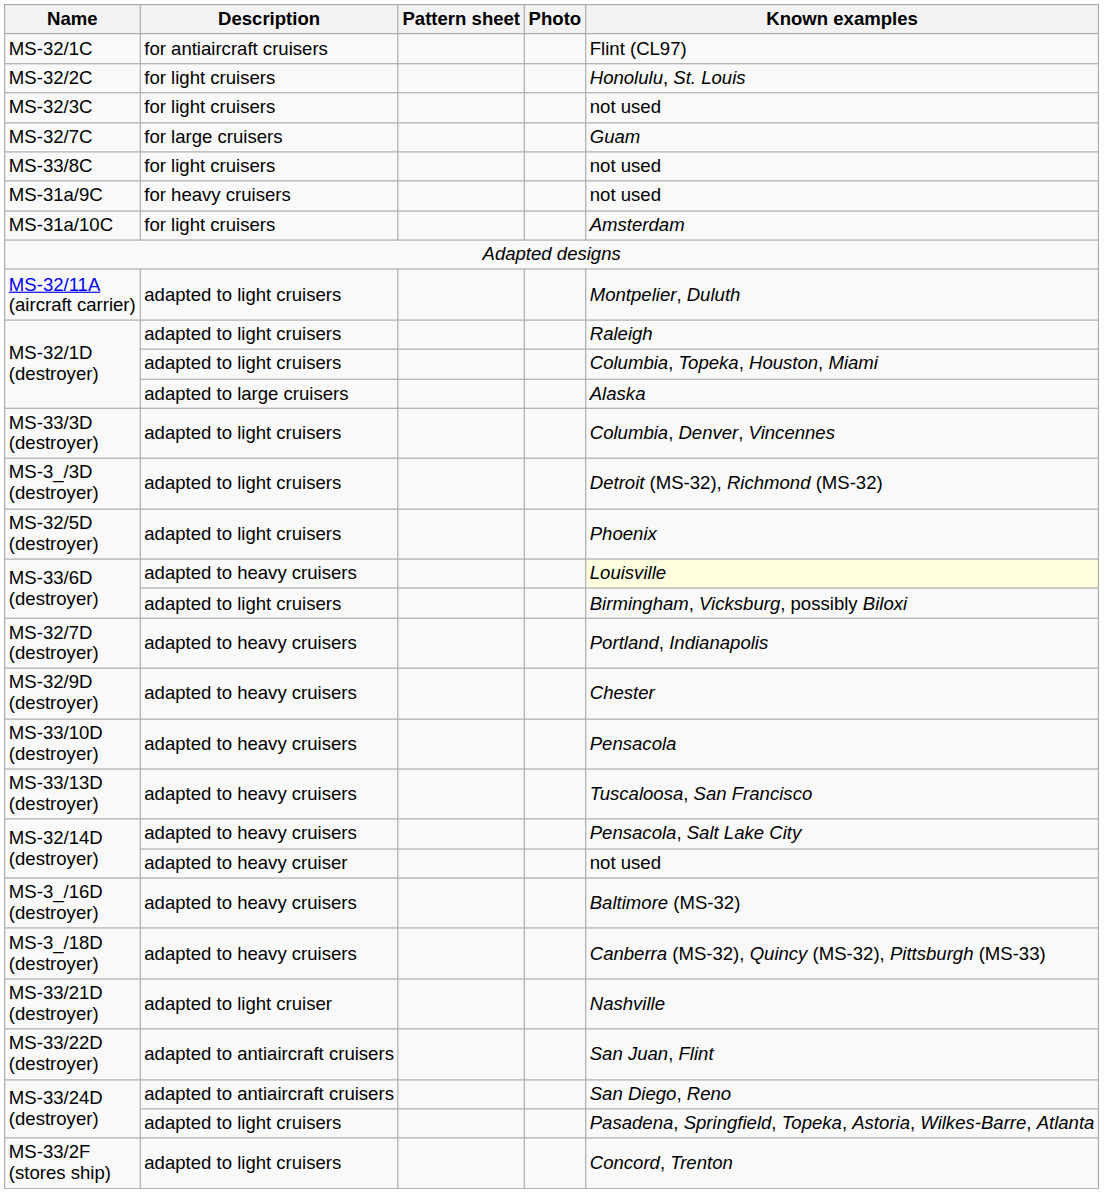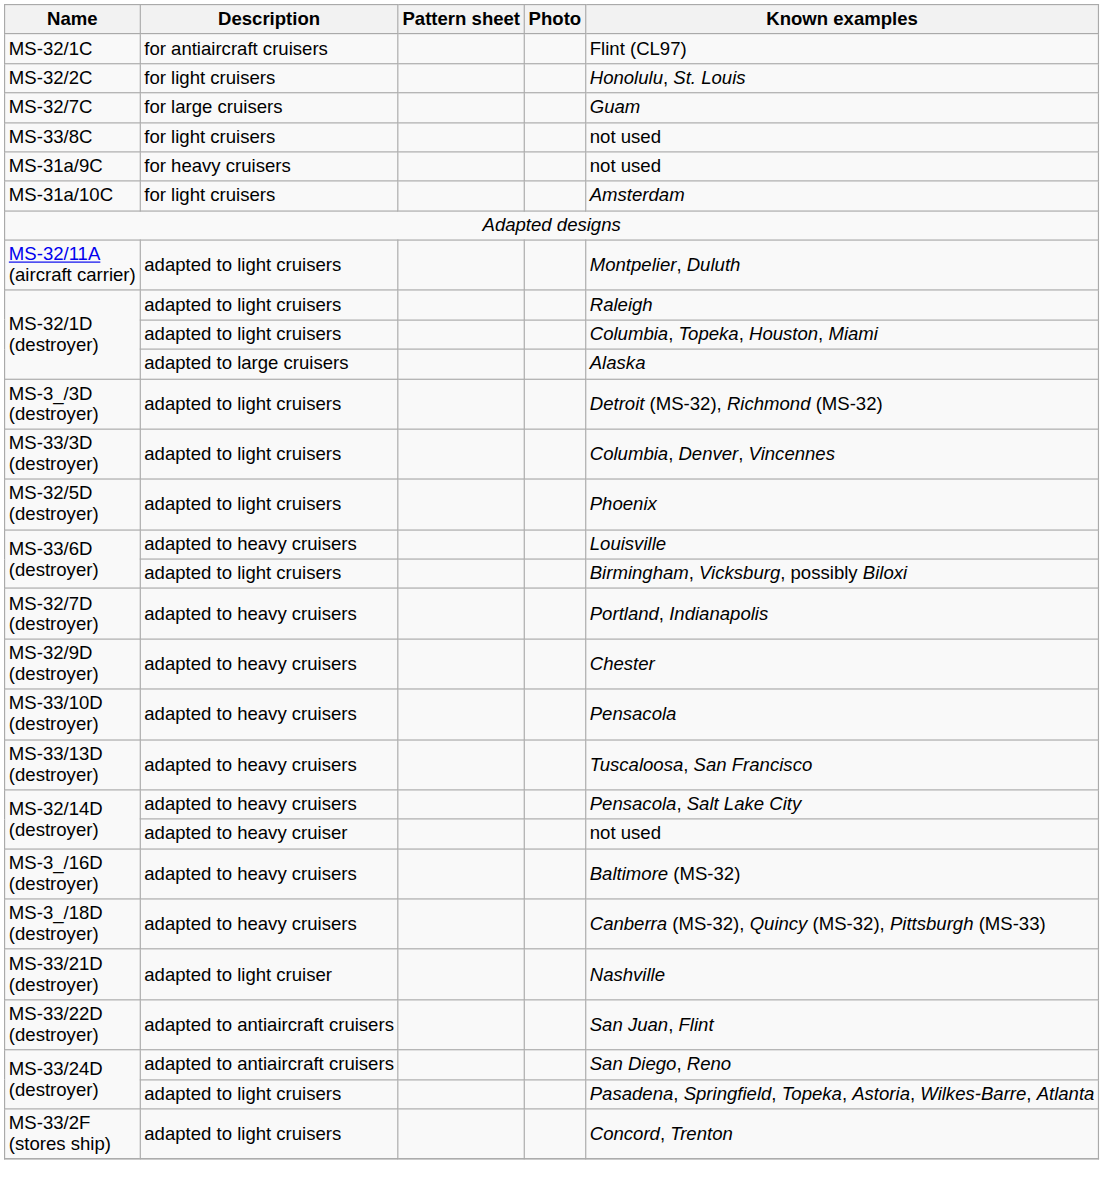- row: (51, 107)
rows swapped: (54, 483) <-> (54, 433)
(628, 573) lightyellow background -> (628, 544) no background
